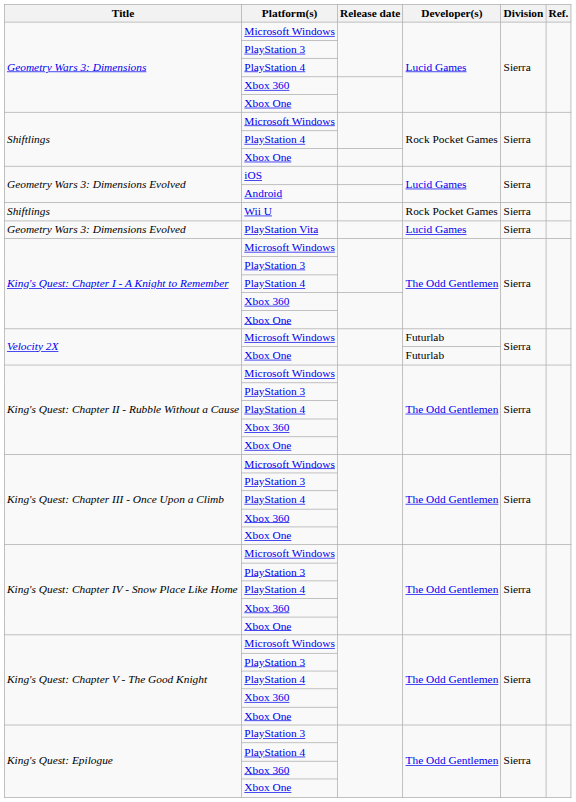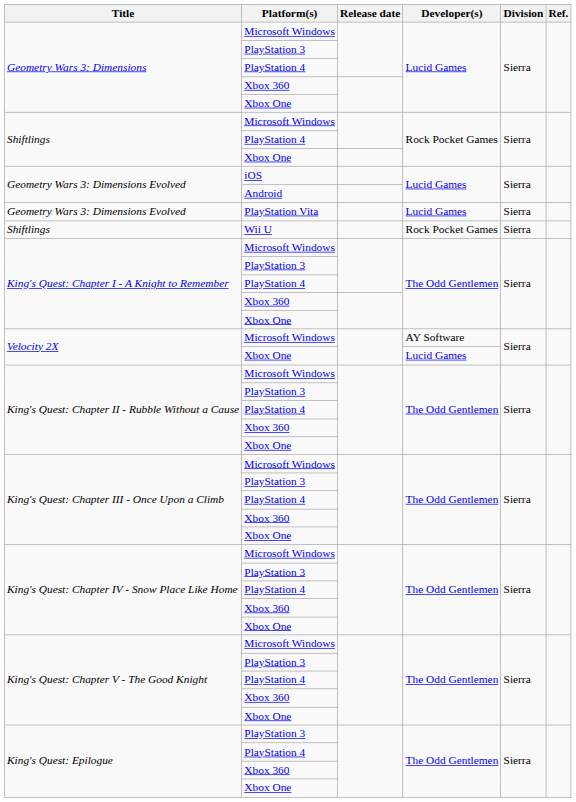rows swapped: (28, 211) <-> (96, 229)
(425, 337) Futurlab -> (435, 337) AY Software
(425, 355) Futurlab -> (436, 355) Lucid Games
